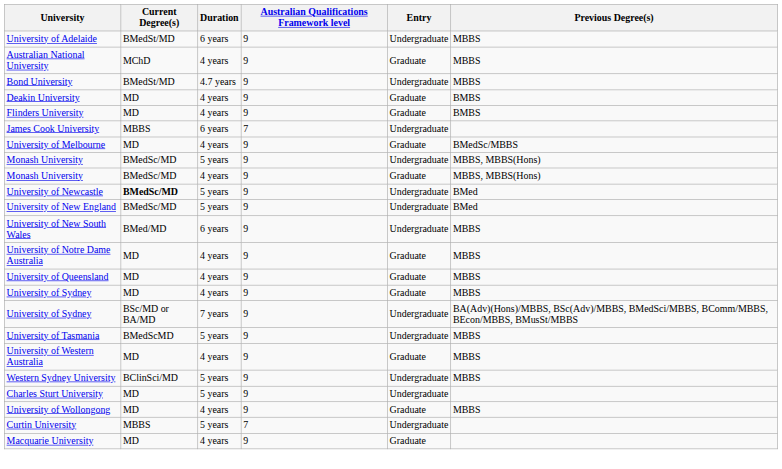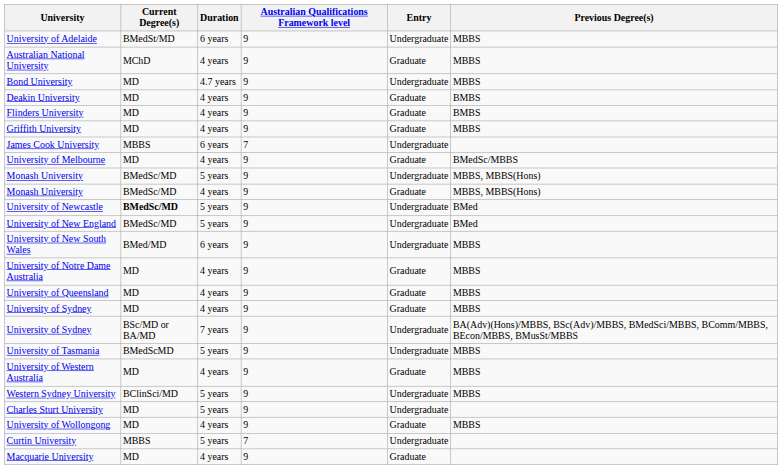(149, 81) BMedSt/MD -> (131, 81) MD
+ row: (44, 129)
